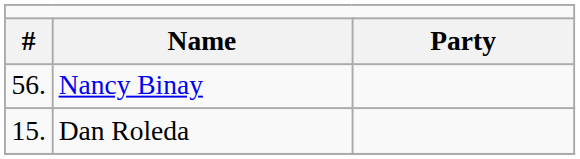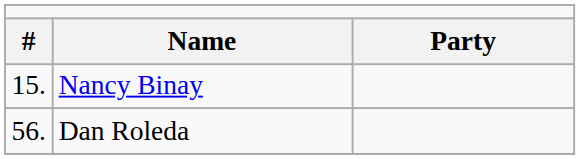(29, 85) 56. -> (29, 85) 15.
(29, 131) 15. -> (29, 131) 56.
